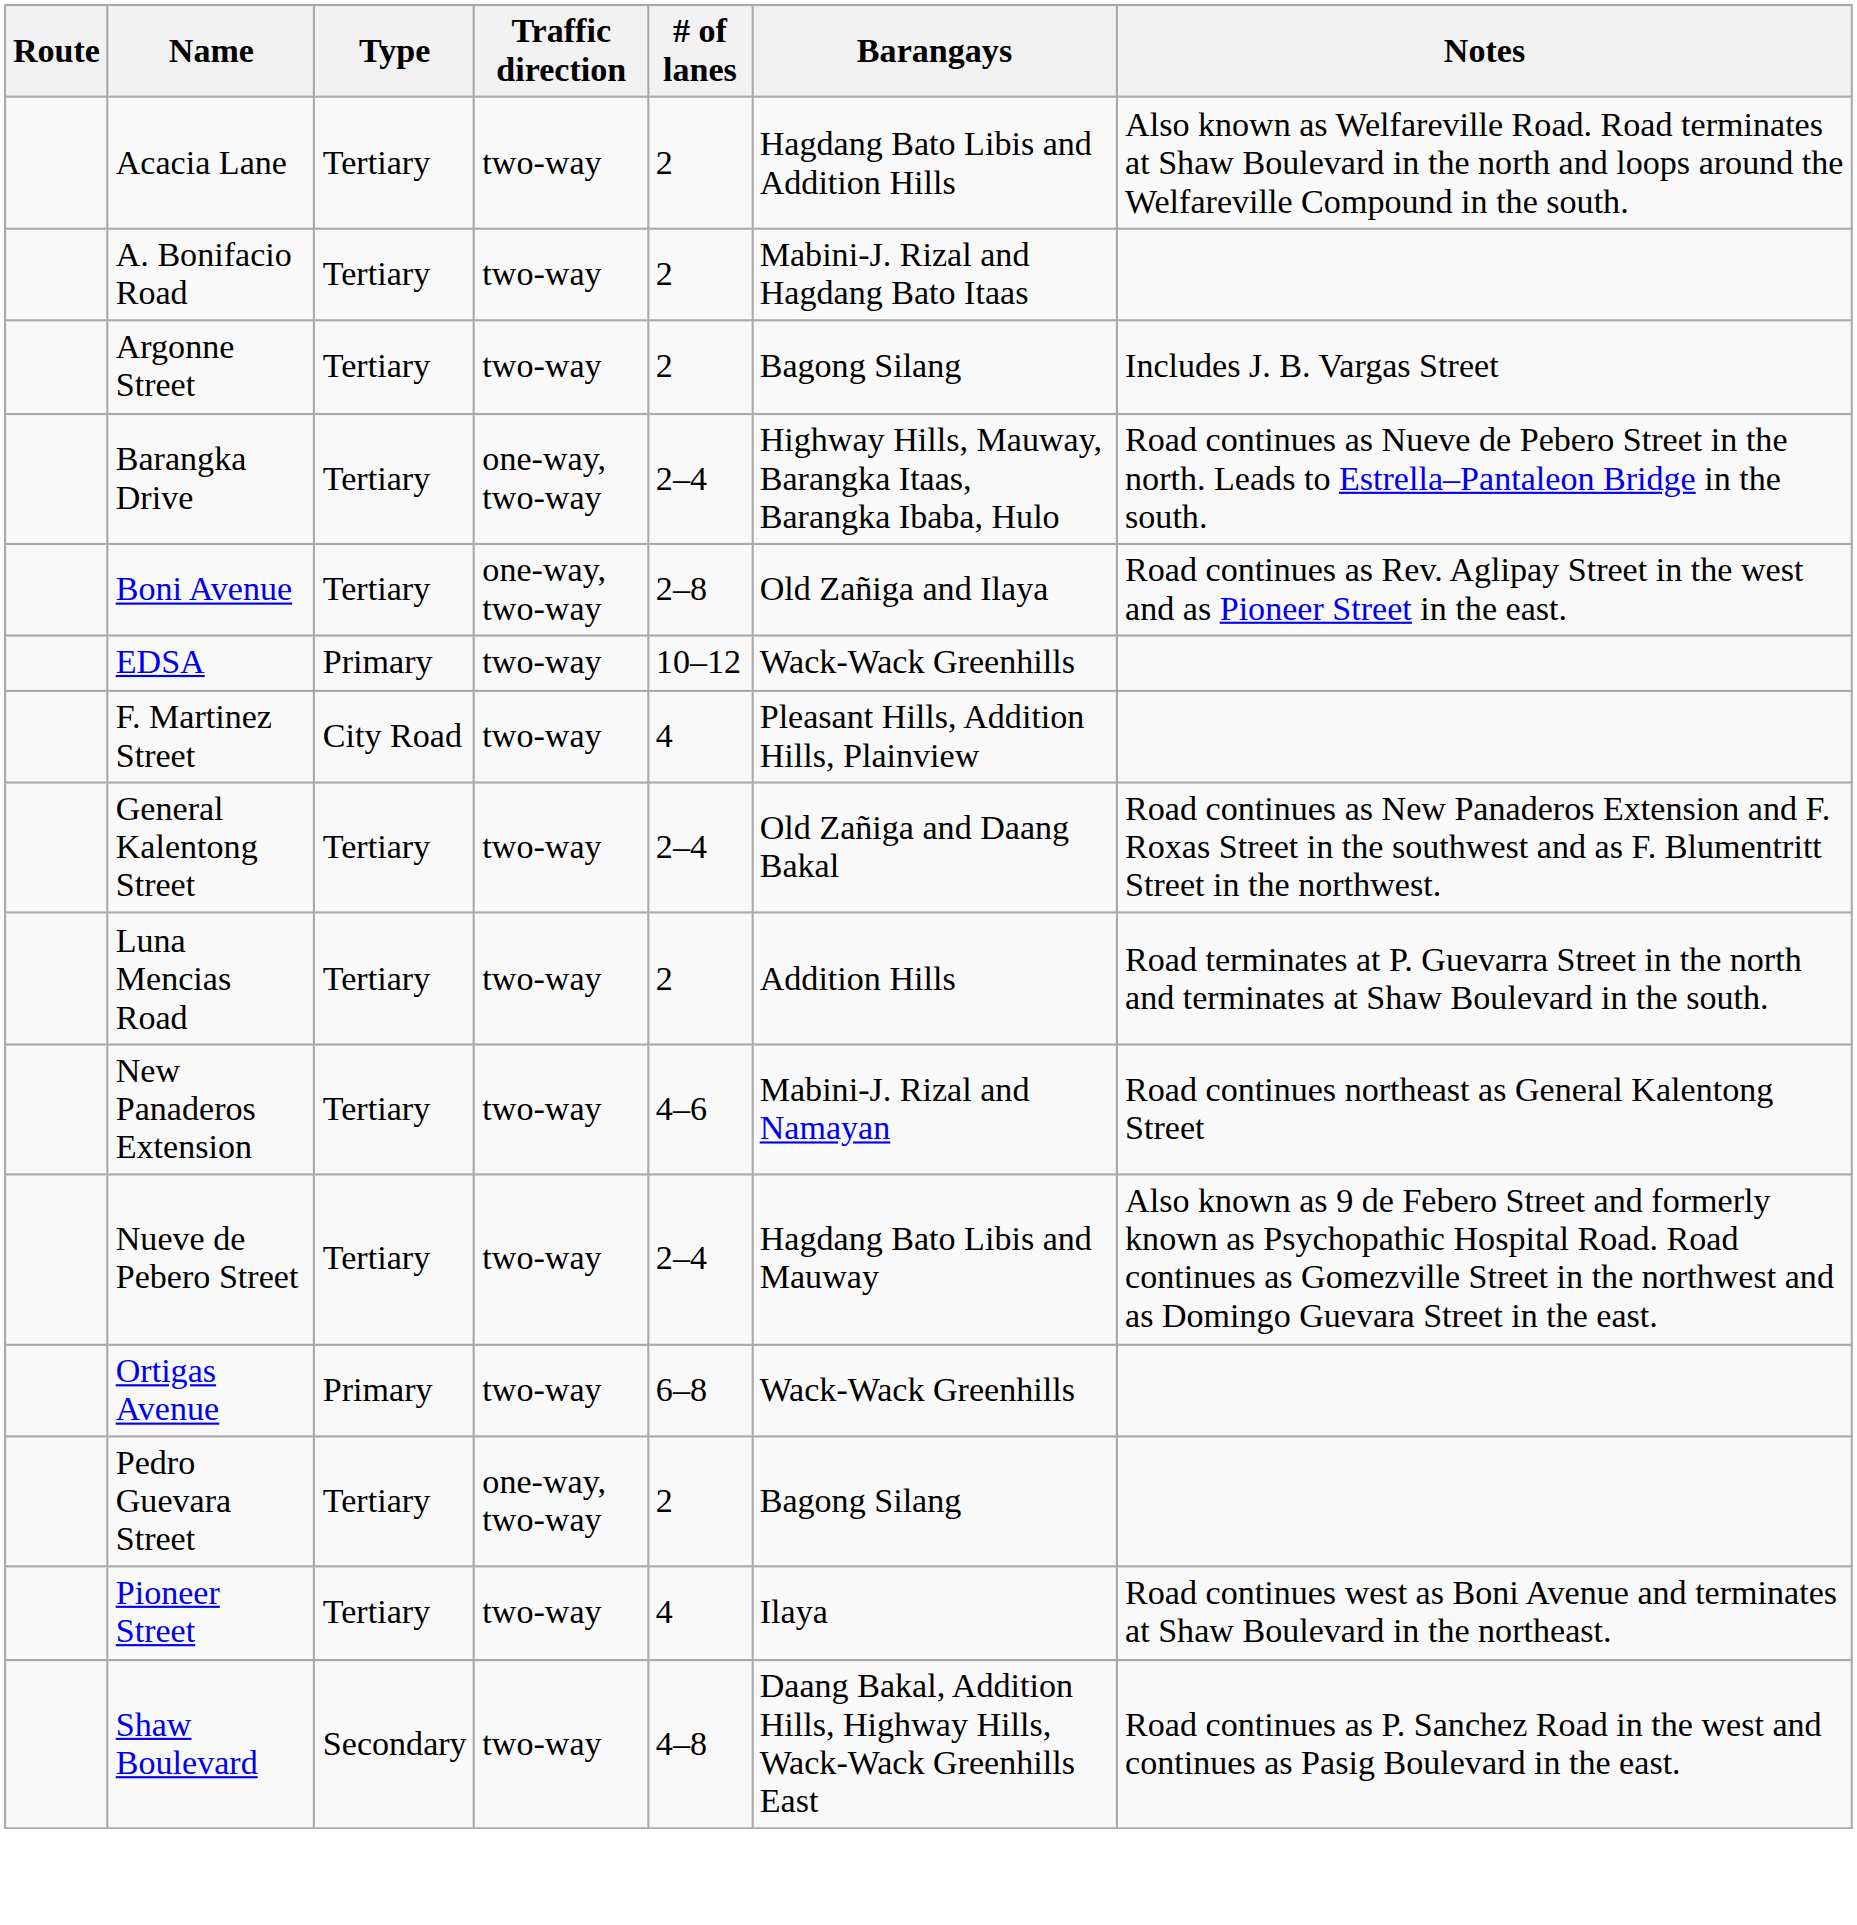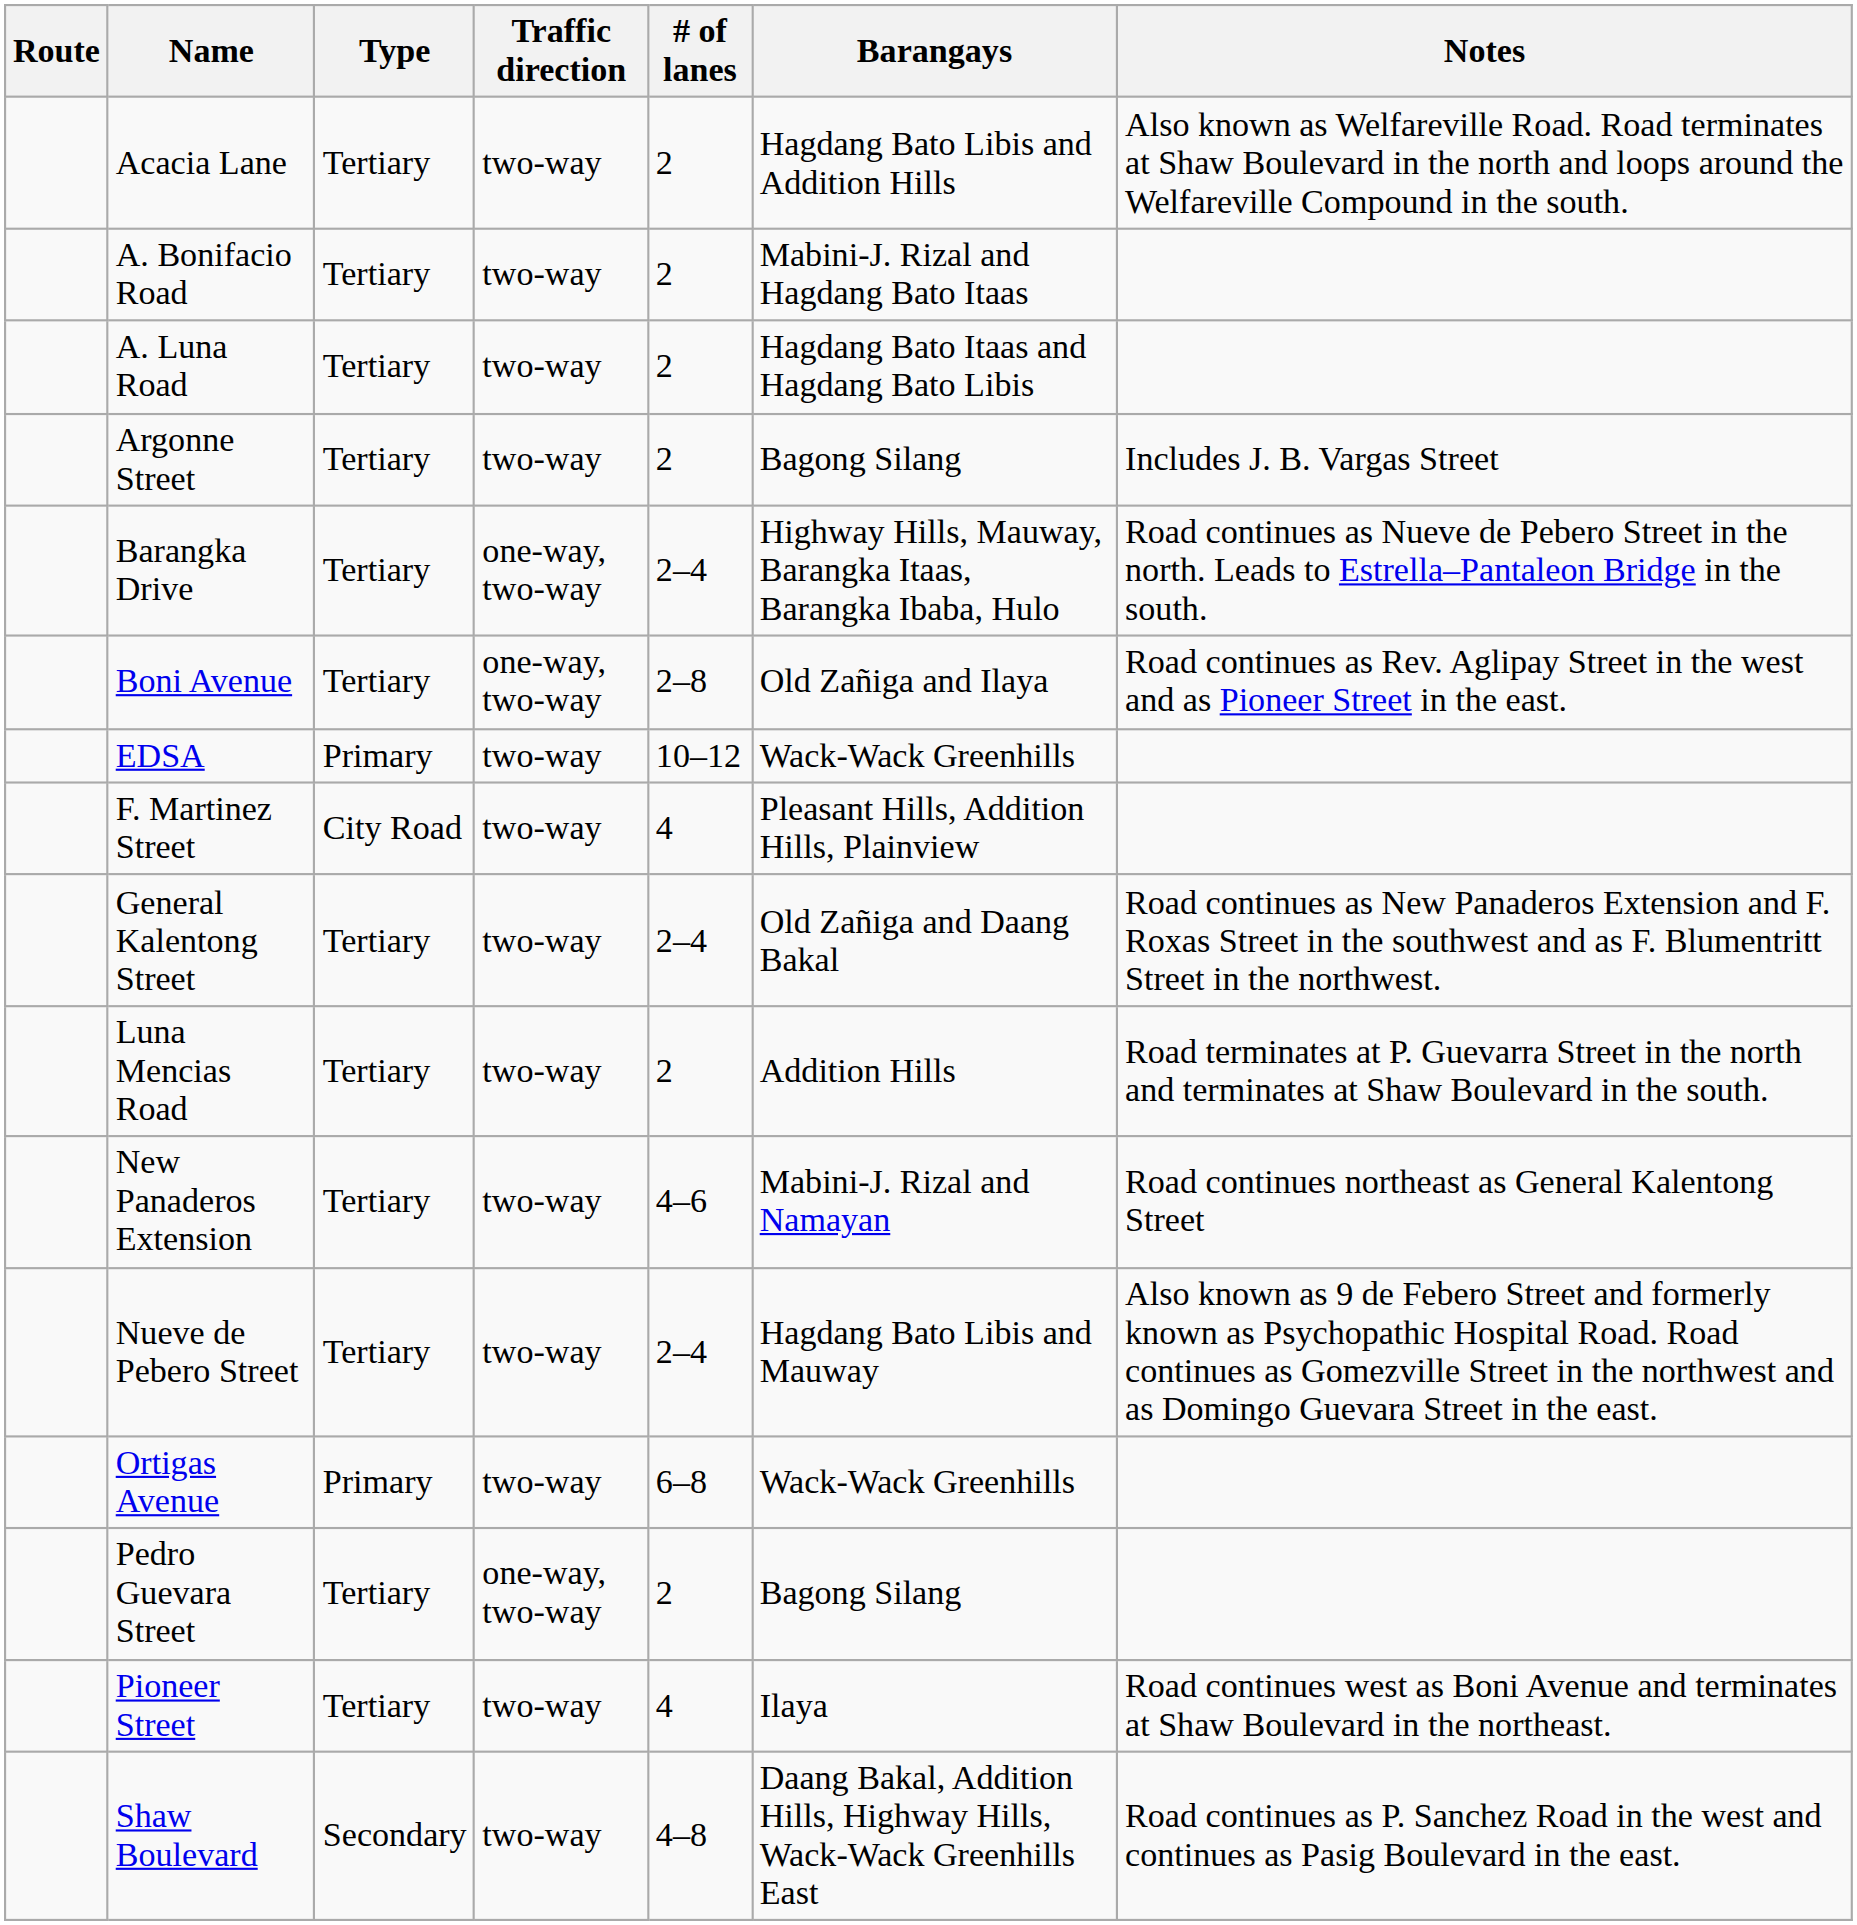+ row: (172, 366)
